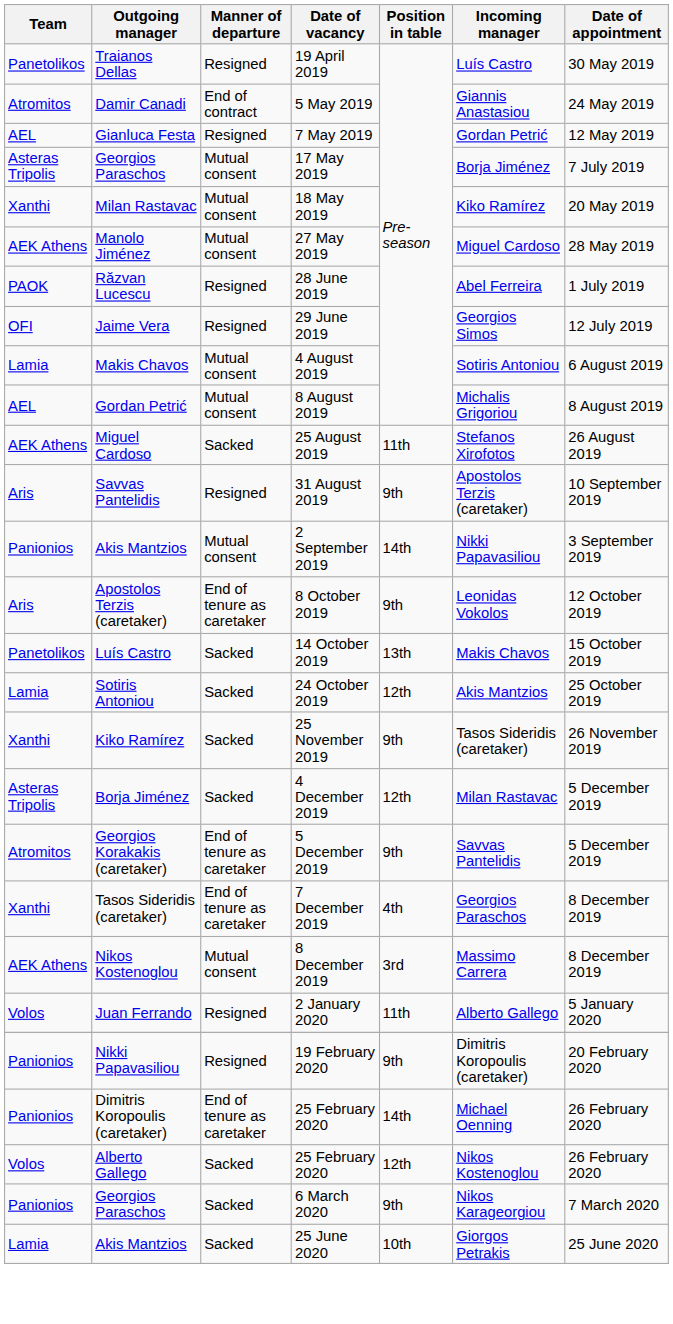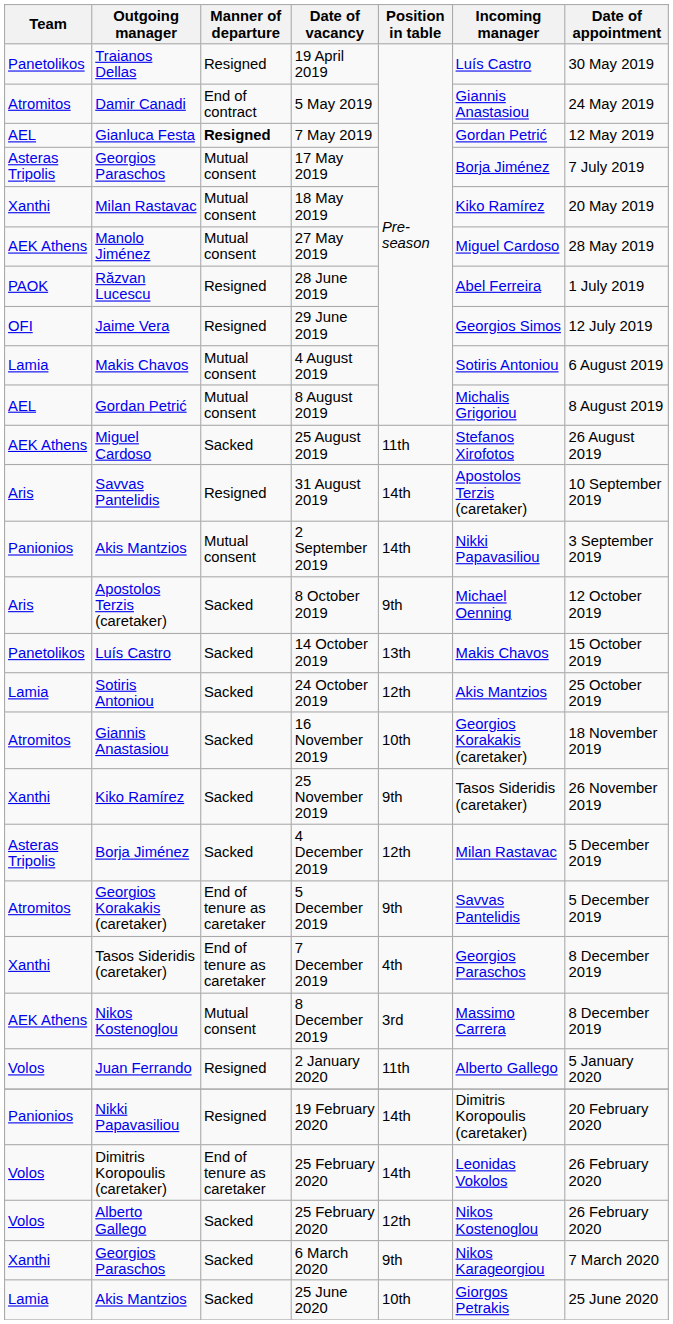(235, 135) normal -> (237, 135) bold
(393, 492) 9th -> (396, 492) 14th
(235, 605) End of tenure as caretaker -> (229, 605) Sacked
(486, 605) Leonidas Vokolos -> (484, 605) Michael Oenning
+ row: (132, 740)
(393, 1060) 9th -> (396, 1116) 14th
(41, 1116) Panionios -> (26, 1172) Volos
(484, 1116) Michael Oenning -> (486, 1172) Leonidas Vokolos
(41, 1204) Panionios -> (29, 1260) Xanthi
